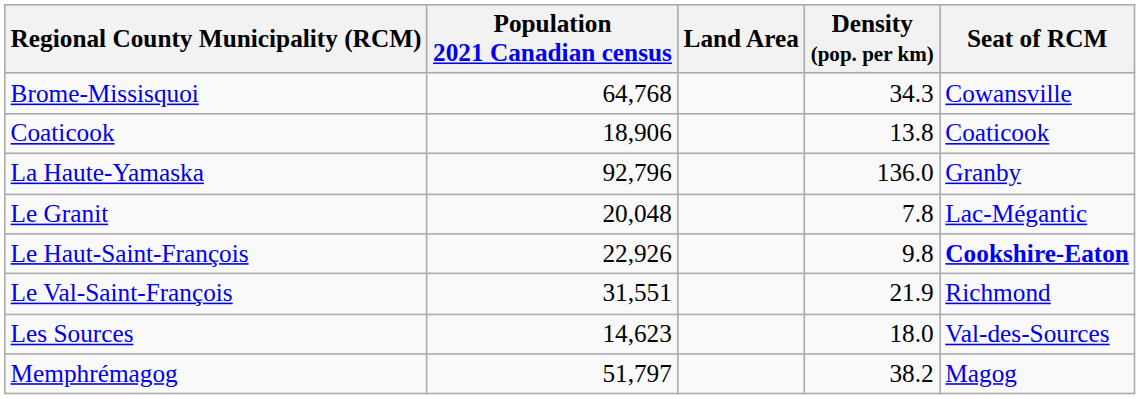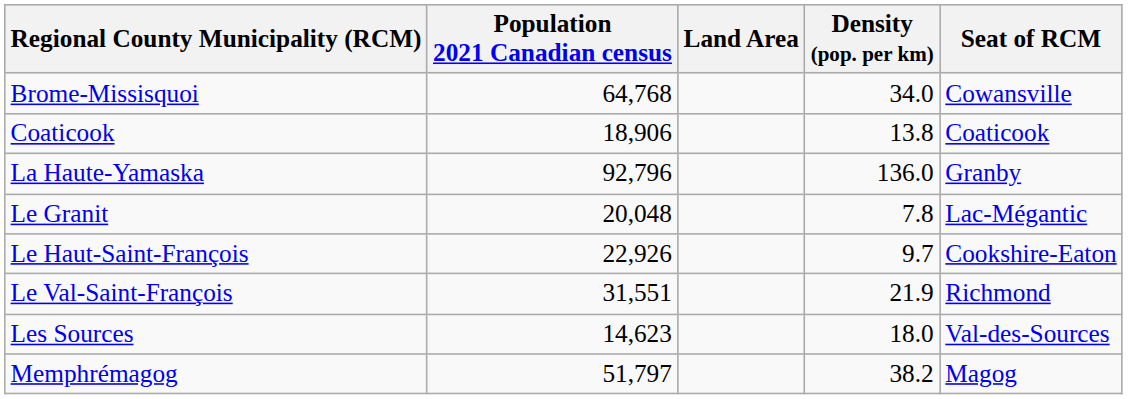(912, 93) 34.3 -> (912, 93) 34.0
(918, 253) 9.8 -> (918, 253) 9.7
(1037, 253) bold -> (1031, 253) normal
